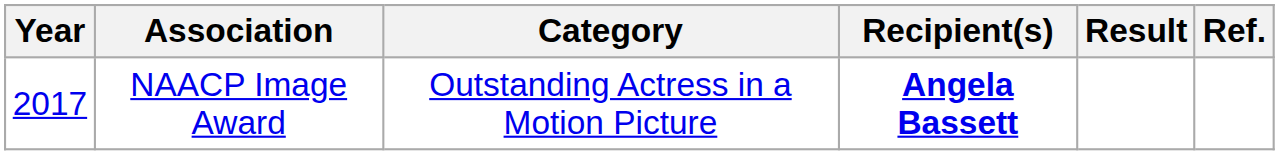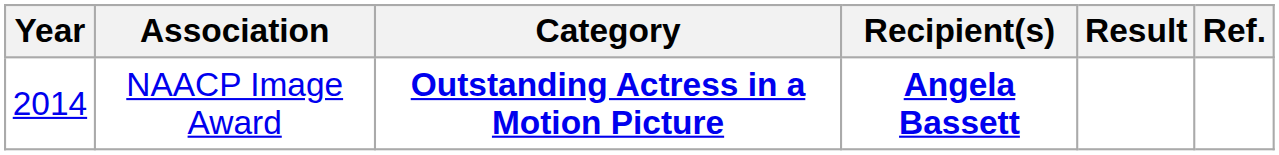(50, 102) 2017 -> (50, 102) 2014
(610, 102) normal -> (608, 102) bold
